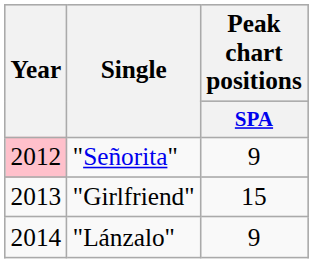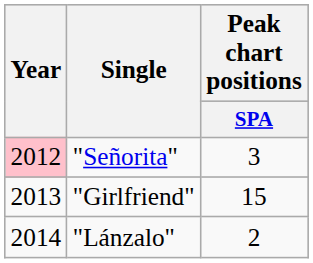(254, 156) 9 -> (254, 156) 3
(254, 236) 9 -> (254, 236) 2
